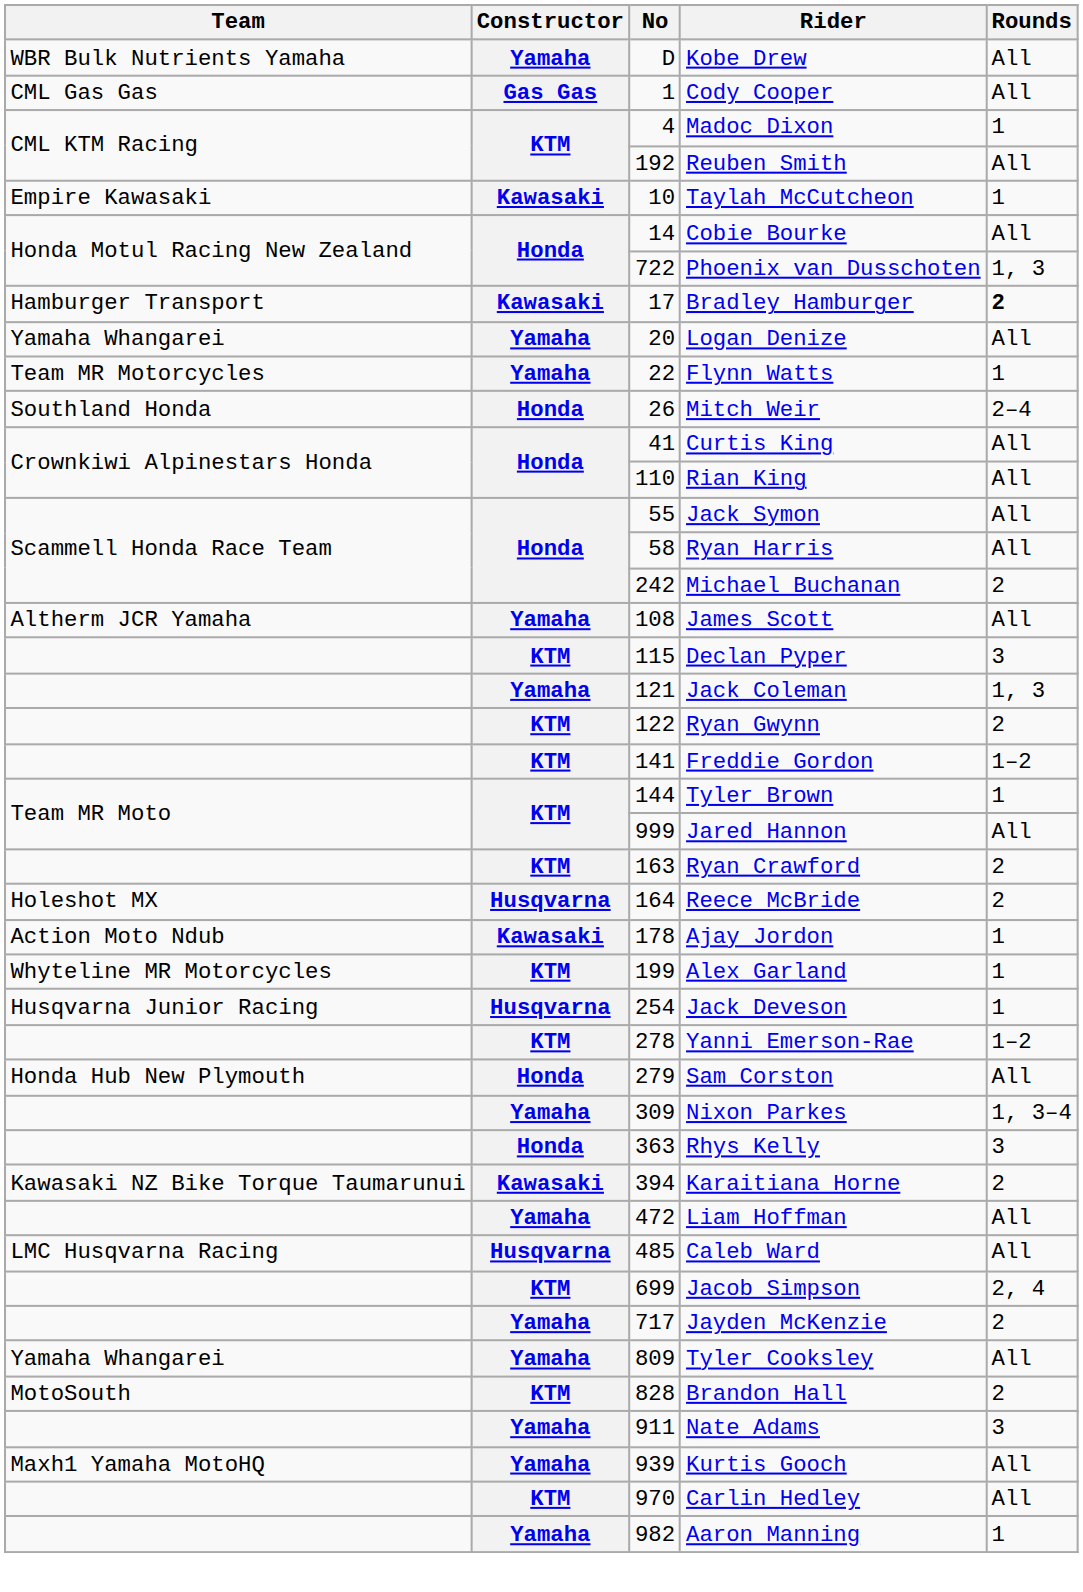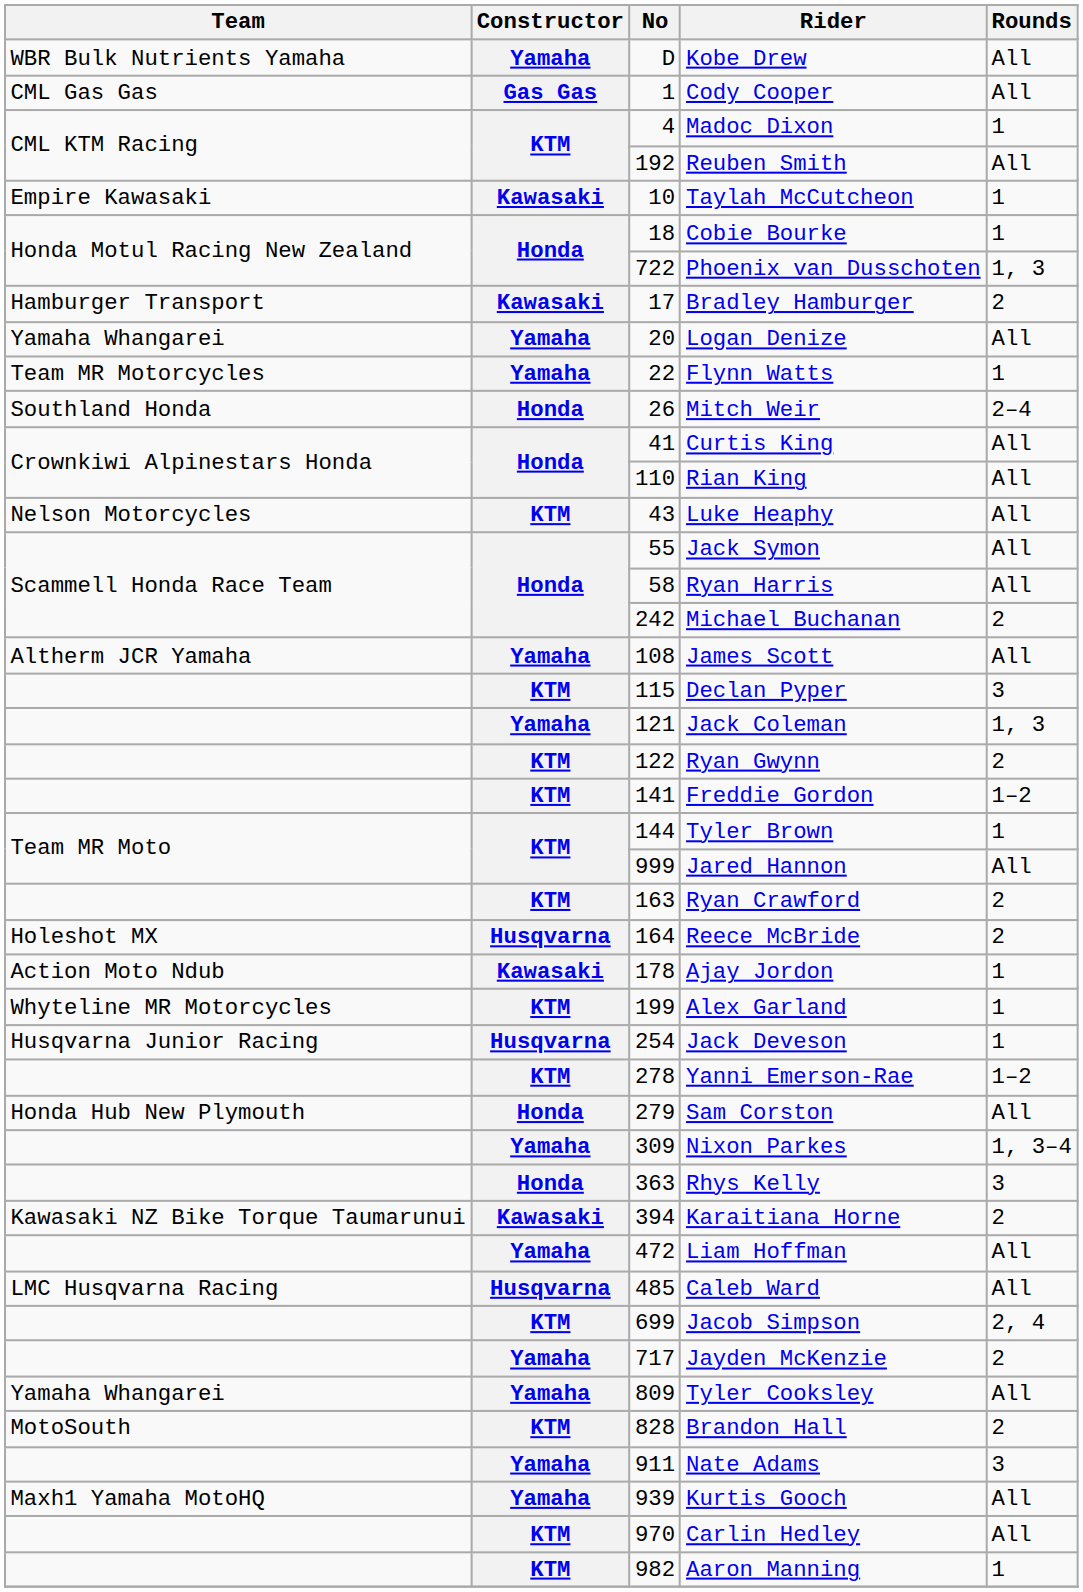(662, 234) 14 -> (662, 234) 18
(1012, 234) All -> (998, 234) 1
(998, 304) bold -> (998, 304) normal
+ row: (760, 515)
(550, 1535) Yamaha -> (550, 1570) KTM
